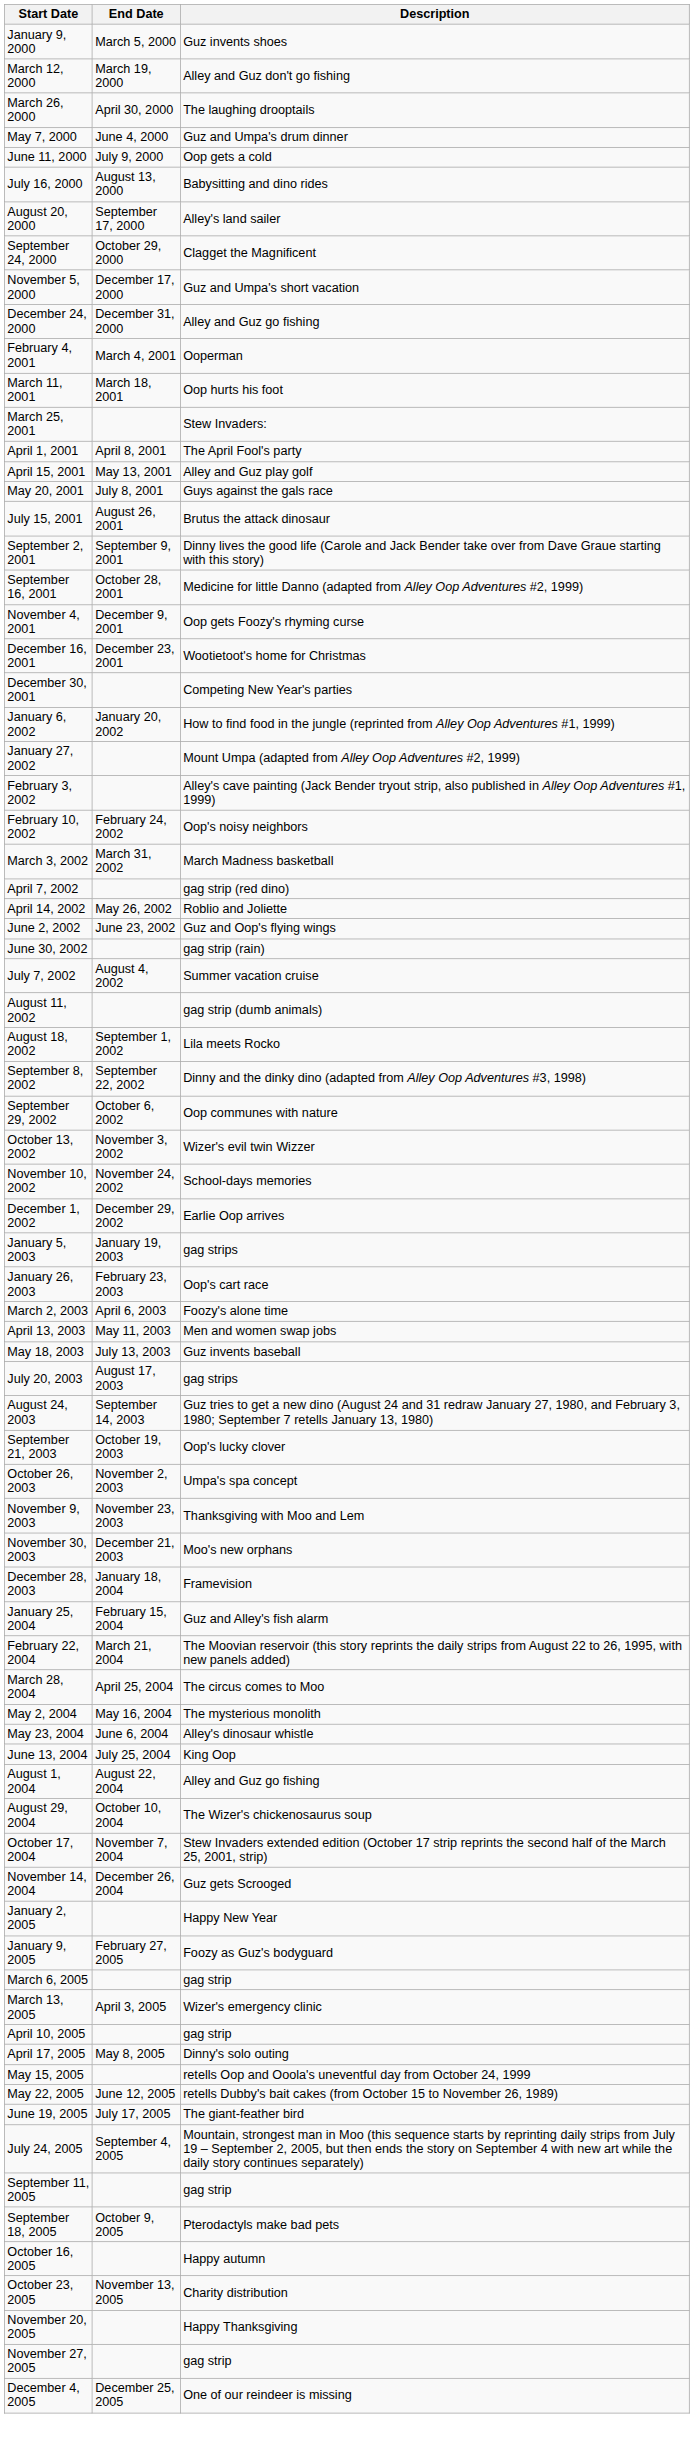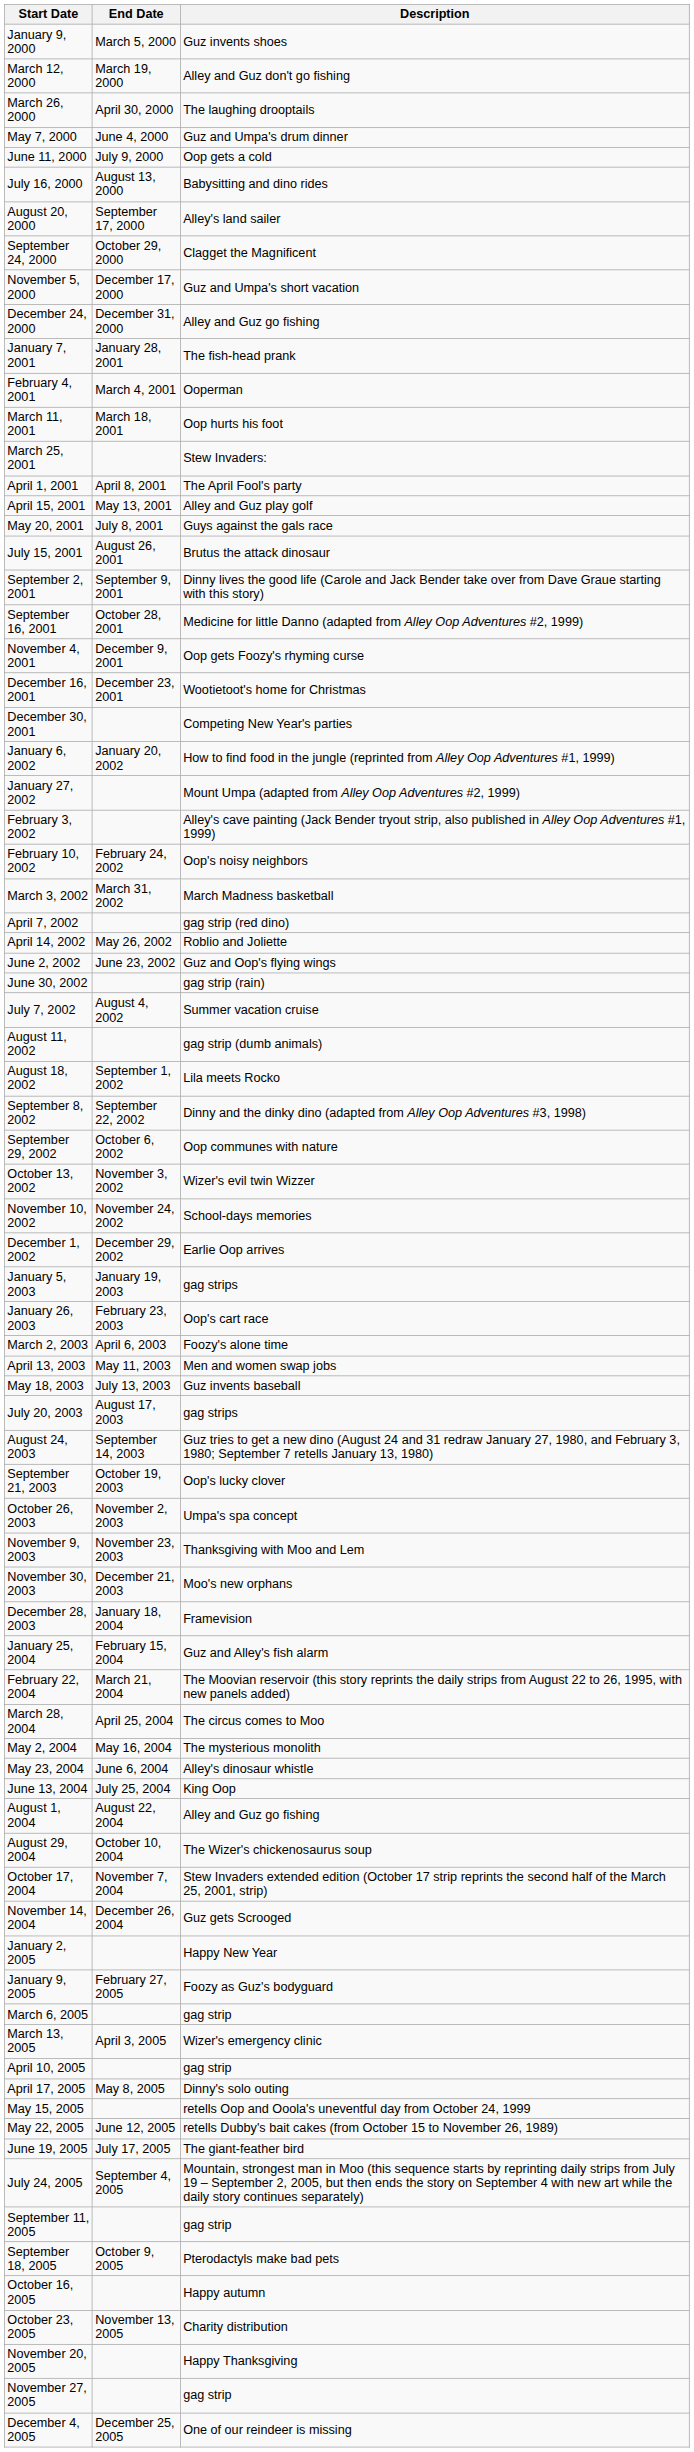+ row: (37, 355)
